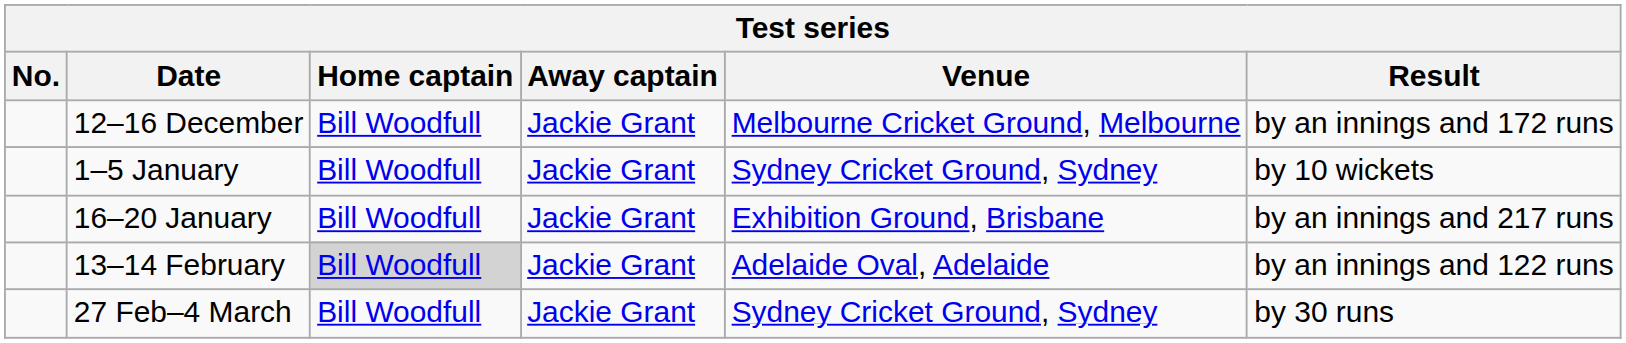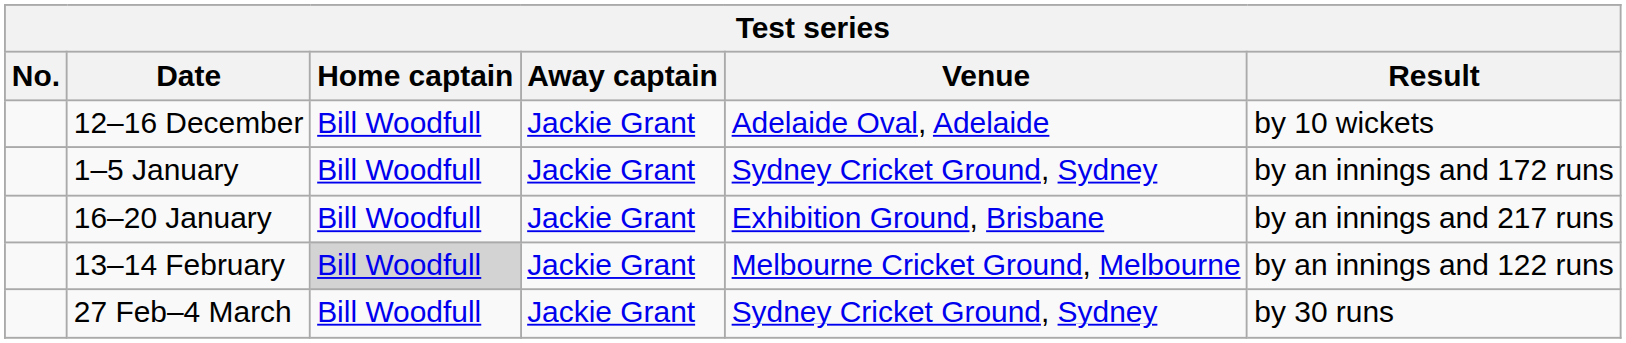(986, 123) Melbourne Cricket Ground, Melbourne -> (891, 123) Adelaide Oval, Adelaide
(1434, 123) by an innings and 172 runs -> (1344, 123) by 10 wickets
(1344, 170) by 10 wickets -> (1434, 170) by an innings and 172 runs
(891, 265) Adelaide Oval, Adelaide -> (986, 265) Melbourne Cricket Ground, Melbourne
